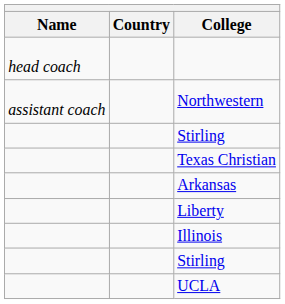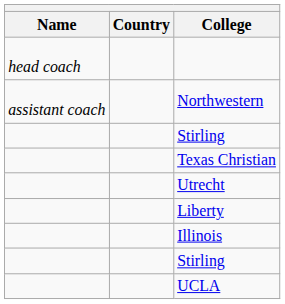- row: (57, 186)
+ row: (57, 186)
